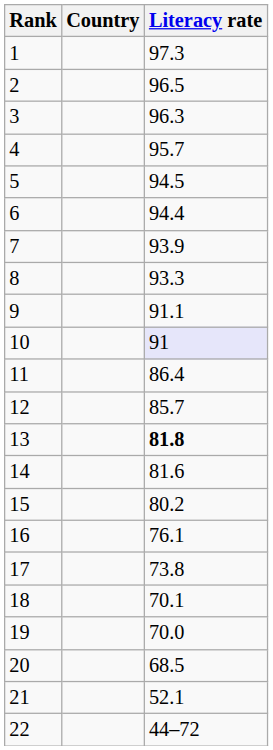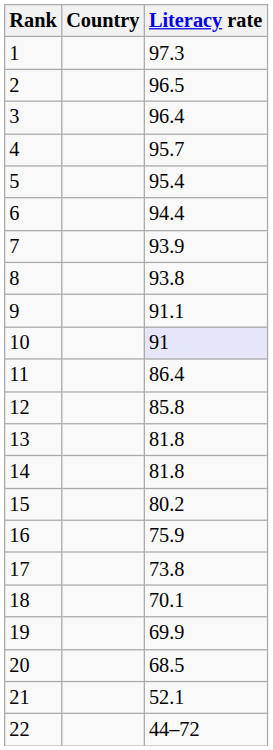(167, 117) 96.3 -> (167, 117) 96.4
(167, 181) 94.5 -> (167, 181) 95.4
(167, 278) 93.3 -> (167, 278) 93.8
(167, 407) 85.7 -> (167, 407) 85.8
(167, 439) bold -> (167, 439) normal
(167, 471) 81.6 -> (167, 471) 81.8
(167, 536) 76.1 -> (167, 536) 75.9
(167, 632) 70.0 -> (167, 632) 69.9
